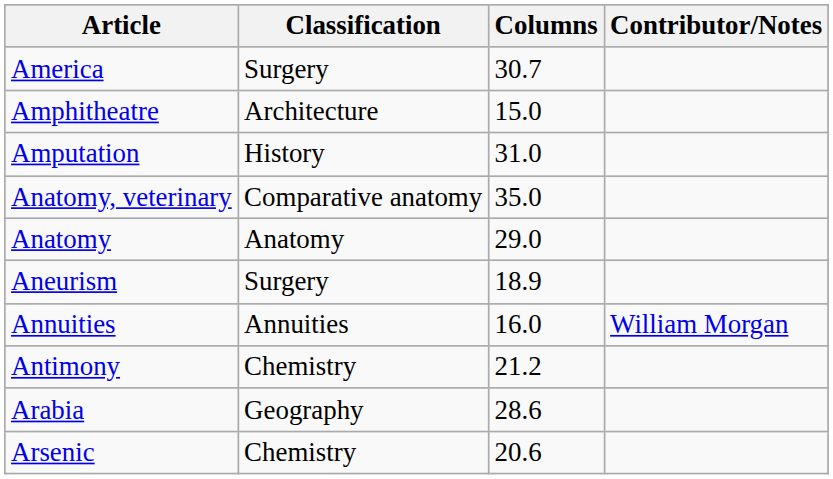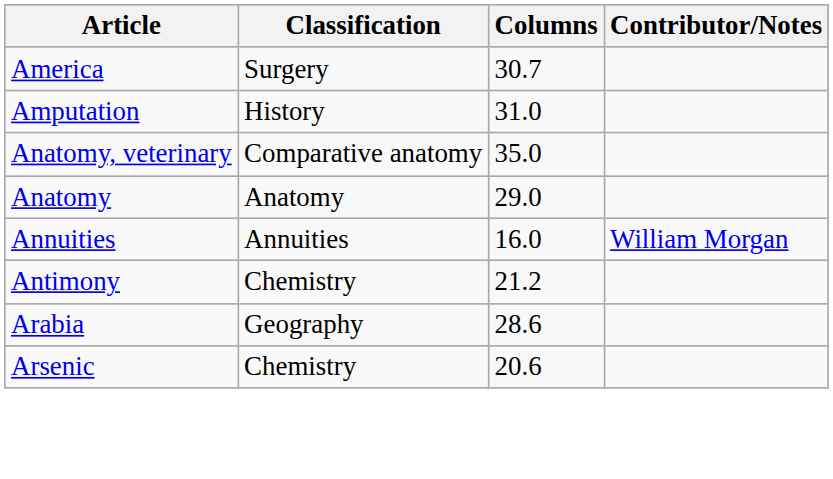- row: (85, 111)
- row: (64, 281)
